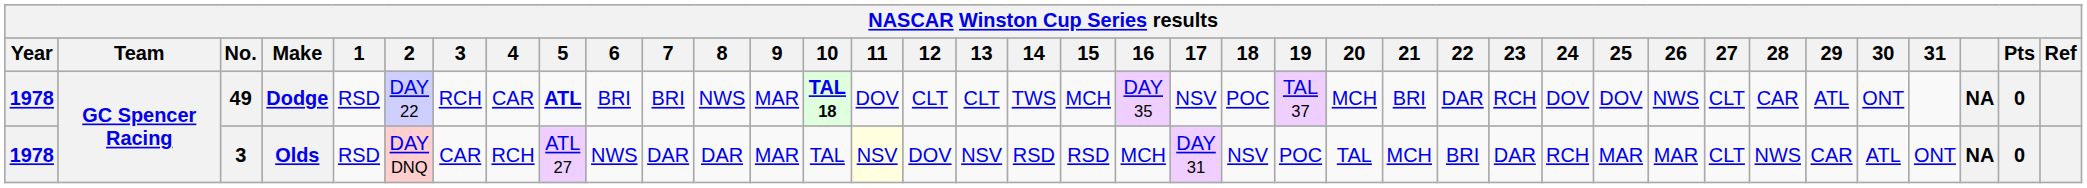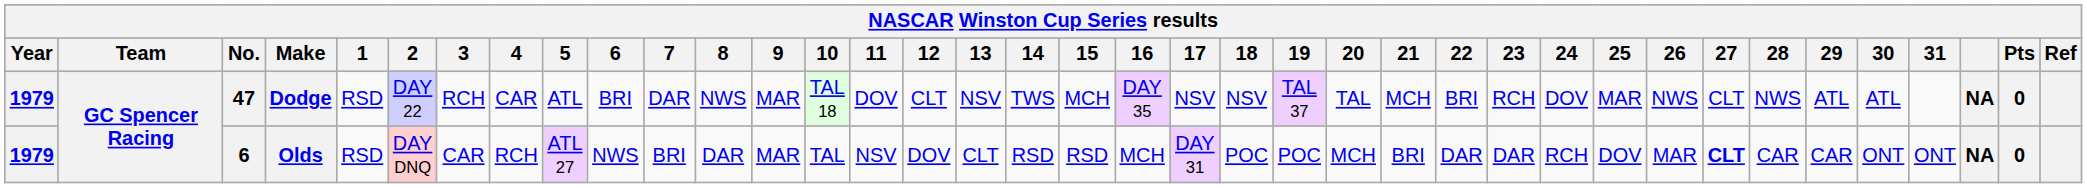(32, 99) 1978 -> (32, 99) 1979
(241, 99) 49 -> (244, 99) 47
(563, 99) bold -> (565, 99) normal
(668, 99) BRI -> (669, 99) DAR
(827, 99) bold -> (827, 98) normal
(982, 99) CLT -> (981, 99) NSV
(1248, 99) POC -> (1247, 99) NSV
(1354, 99) MCH -> (1353, 99) TAL
(1409, 99) BRI -> (1408, 99) MCH
(1463, 99) DAR -> (1462, 99) BRI
(1621, 99) DOV -> (1620, 99) MAR
(1778, 99) CAR -> (1778, 99) NWS
(1883, 99) ONT -> (1883, 99) ATL
(32, 155) 1978 -> (32, 155) 1979
(241, 155) 3 -> (244, 155) 6
(668, 155) DAR -> (669, 155) BRI
(877, 155) lightyellow background -> (876, 155) no background
(982, 155) NSV -> (981, 155) CLT
(1248, 155) NSV -> (1247, 155) POC
(1354, 155) TAL -> (1353, 155) MCH
(1409, 155) MCH -> (1408, 155) BRI
(1463, 155) BRI -> (1462, 155) DAR
(1621, 155) MAR -> (1620, 155) DOV
(1727, 155) normal -> (1726, 155) bold
(1778, 155) NWS -> (1778, 155) CAR
(1883, 155) ATL -> (1883, 155) ONT
